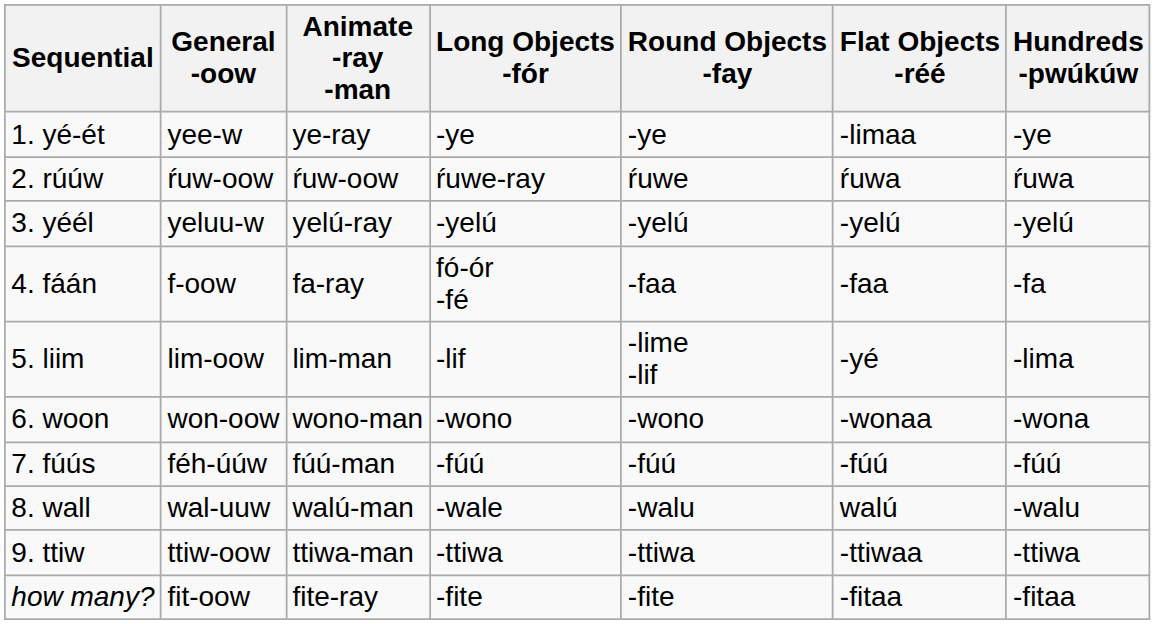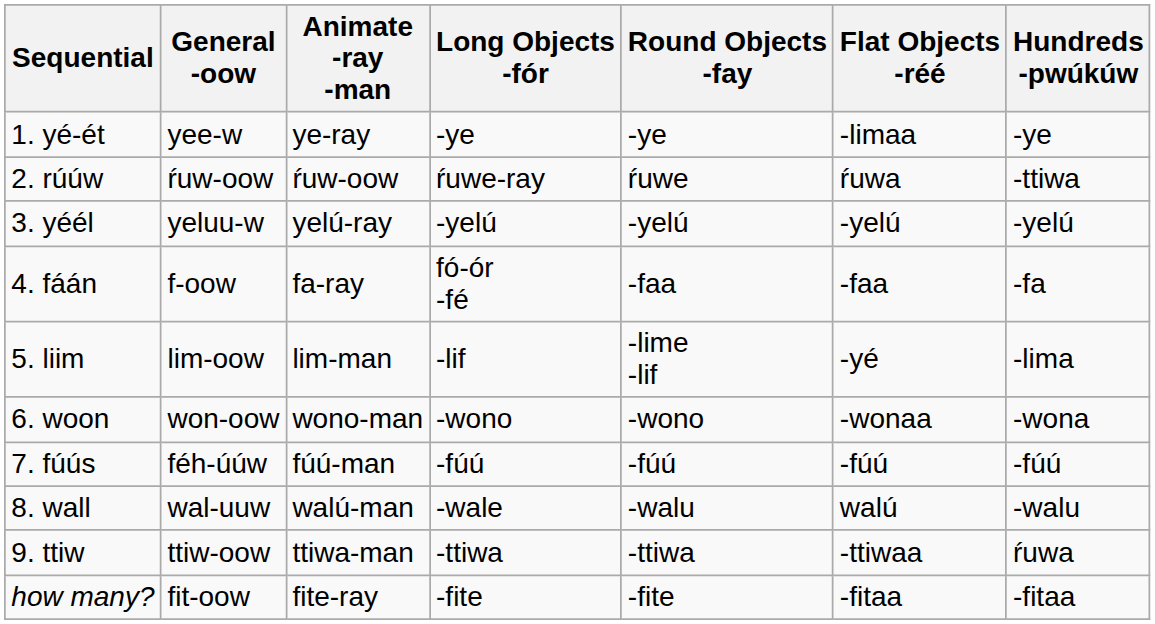(1043, 178) ŕuwa -> (1046, 178) -ttiwa
(1046, 552) -ttiwa -> (1043, 552) ŕuwa
